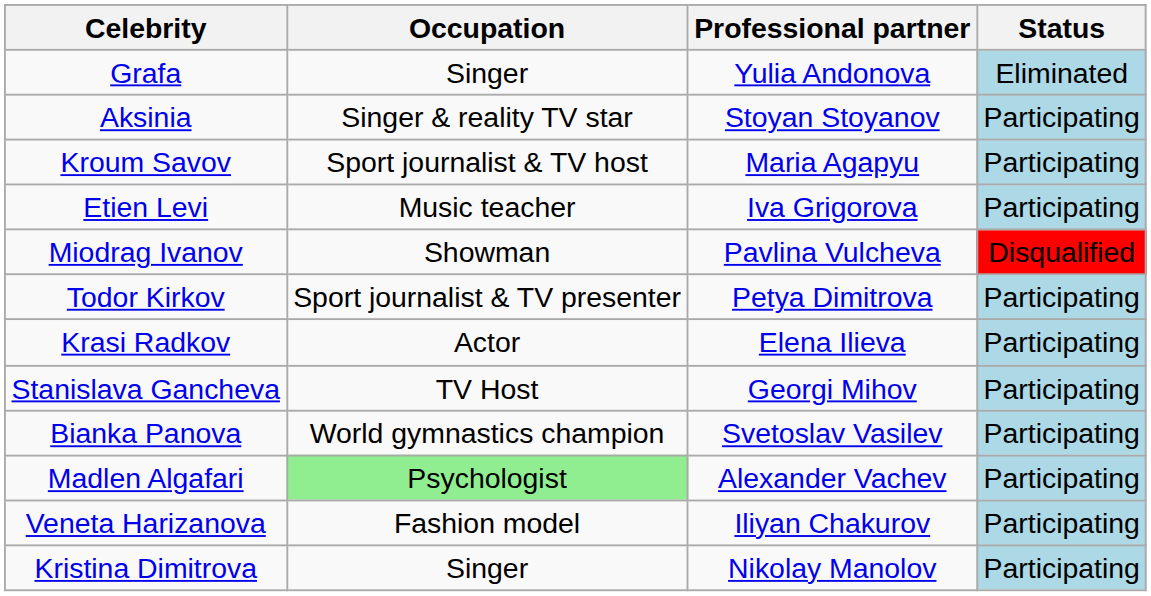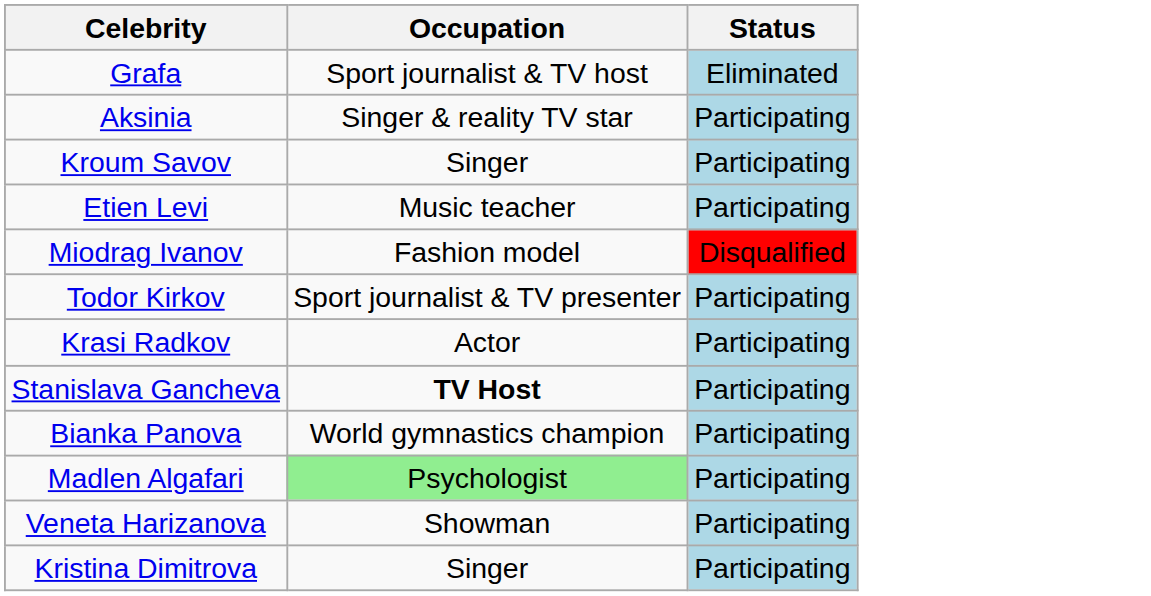- column: (832, 28)
(487, 73) Singer -> (487, 73) Sport journalist & TV host
(487, 163) Sport journalist & TV host -> (487, 163) Singer
(487, 253) Showman -> (487, 253) Fashion model
(487, 388) normal -> (487, 388) bold
(487, 523) Fashion model -> (487, 523) Showman
